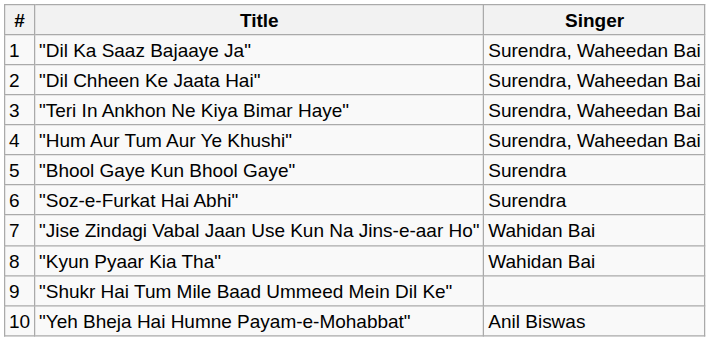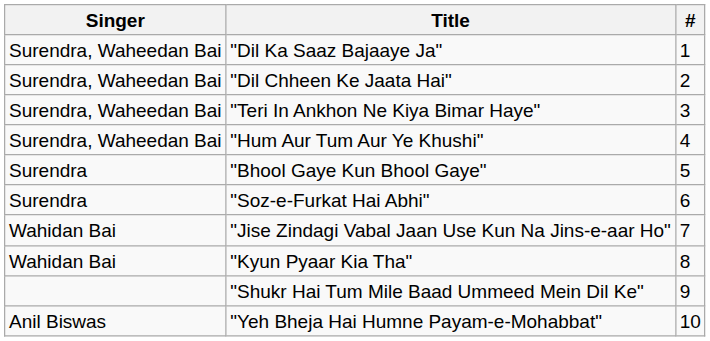columns swapped: (20, 20) <-> (595, 20)
